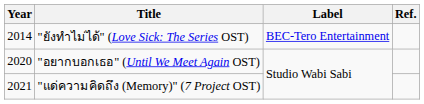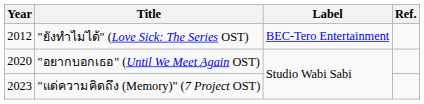(20, 36) 2014 -> (20, 36) 2012
(20, 86) 2021 -> (20, 86) 2023
